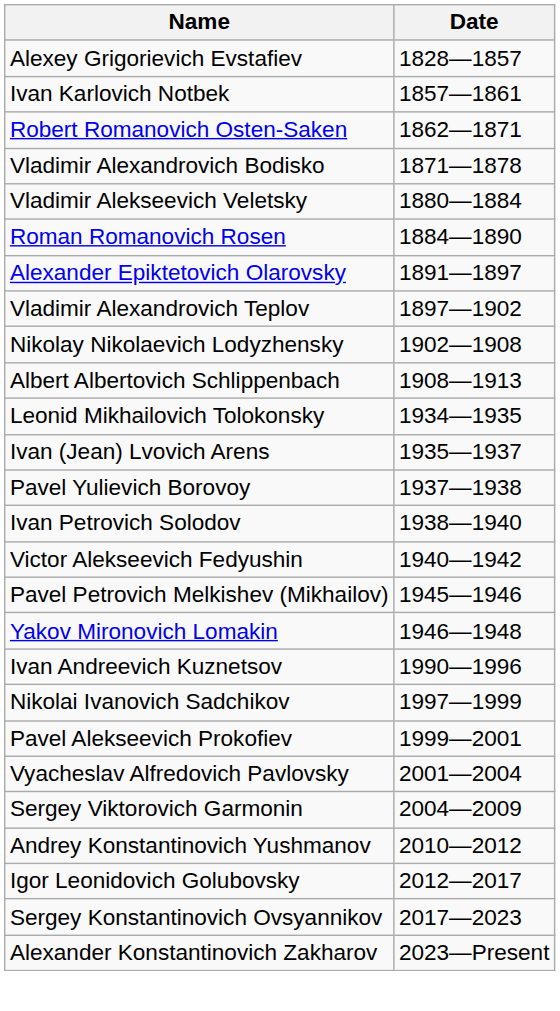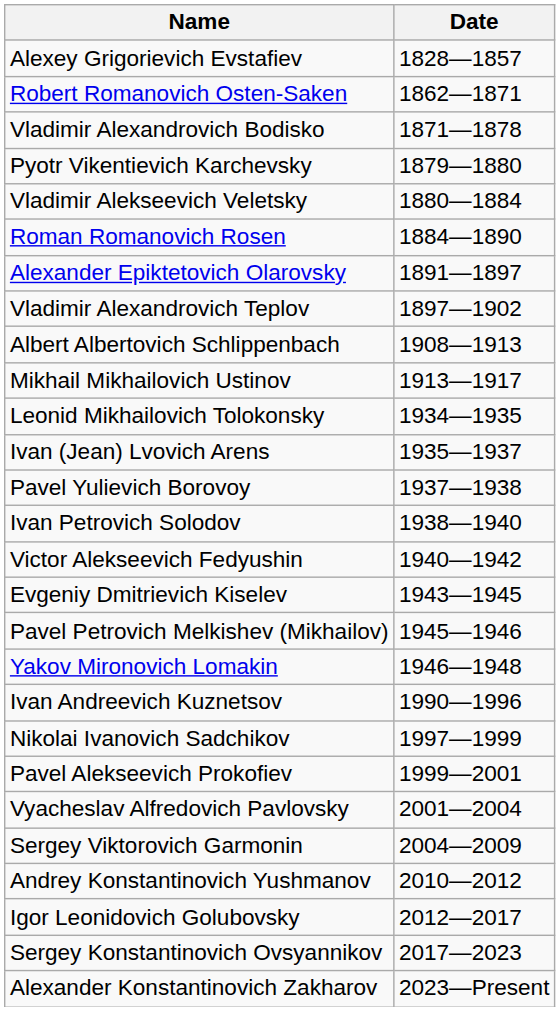- row: (120, 93)
+ row: (161, 165)
- row: (177, 344)
+ row: (150, 380)
+ row: (148, 594)
